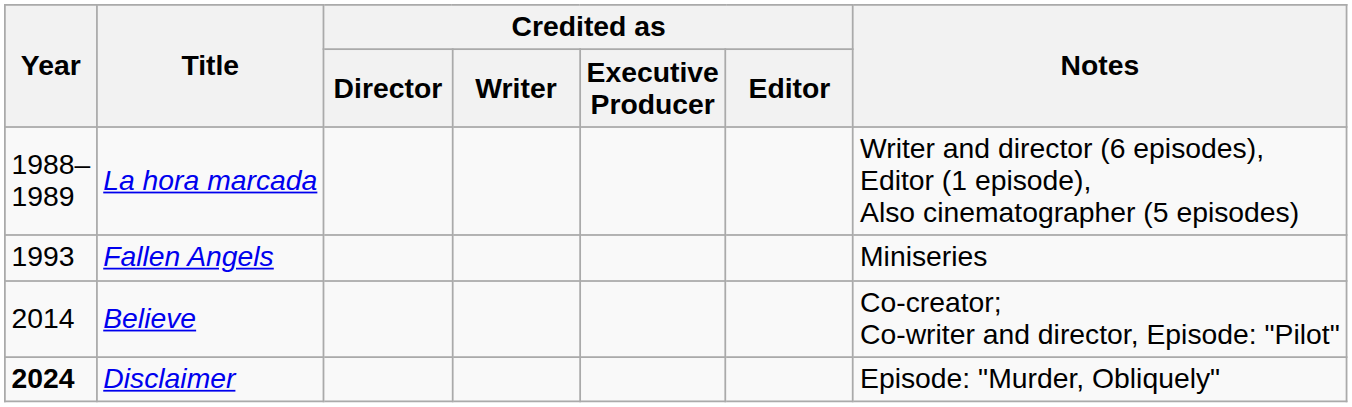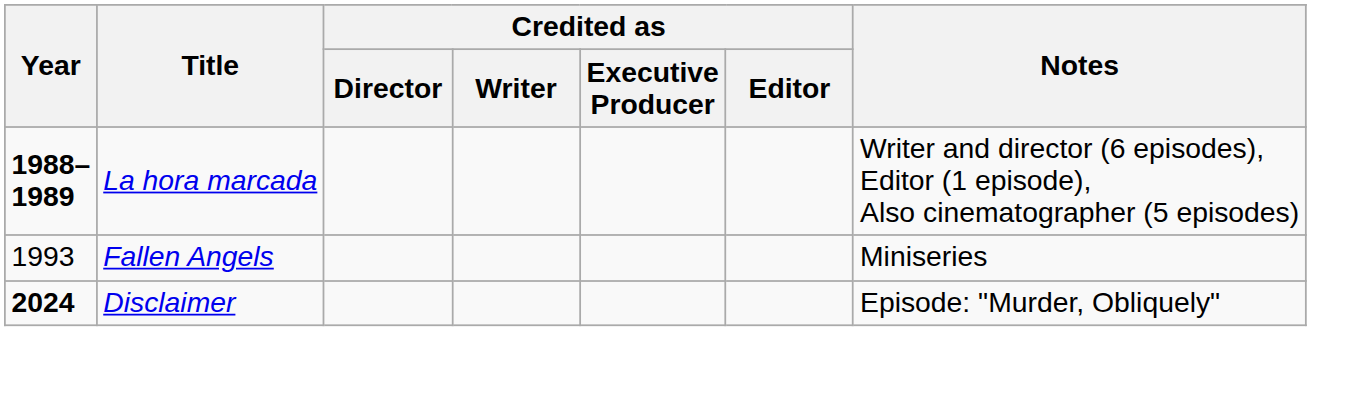(51, 180) normal -> (51, 180) bold
- row: (150, 318)
